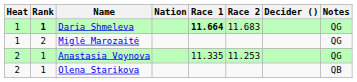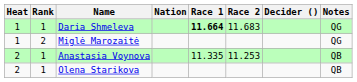(43, 26) bold -> (43, 26) normal
(336, 56) QG -> (336, 56) QB
